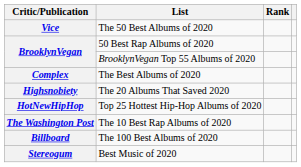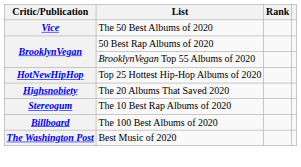- row: (149, 75)
rows swapped: (164, 91) <-> (180, 106)
(50, 122) The Washington Post -> (50, 106) Stereogum
(50, 153) Stereogum -> (50, 138) The Washington Post
